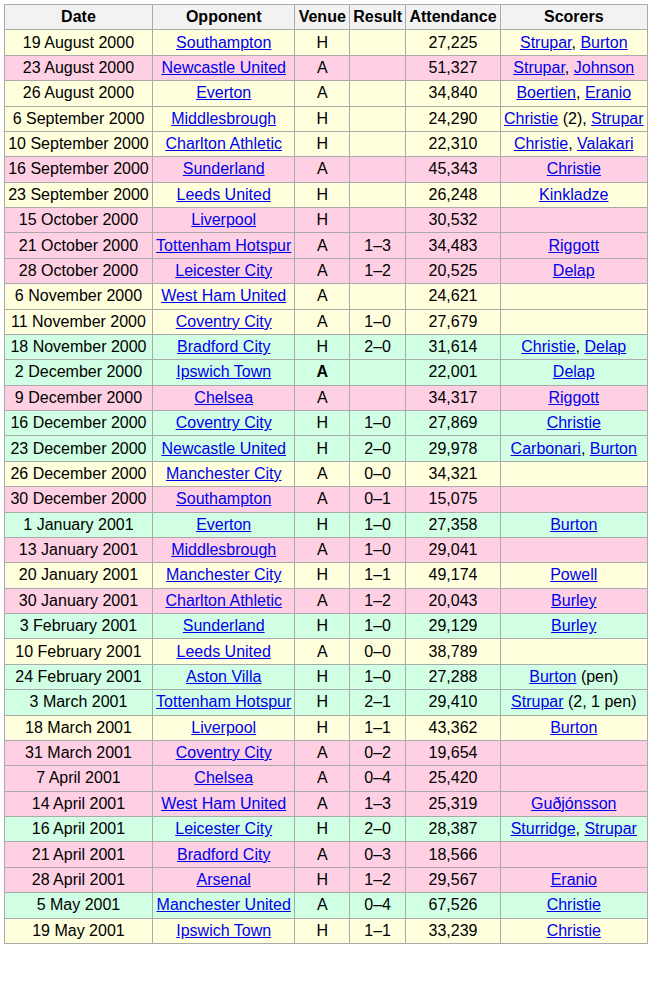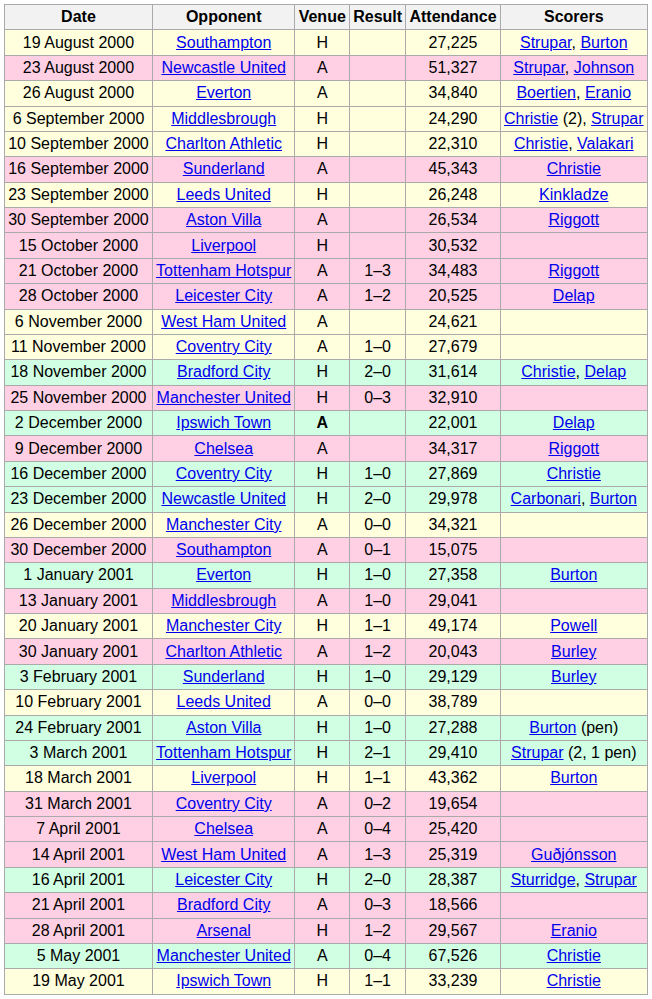+ row: (78, 220)
+ row: (78, 397)
